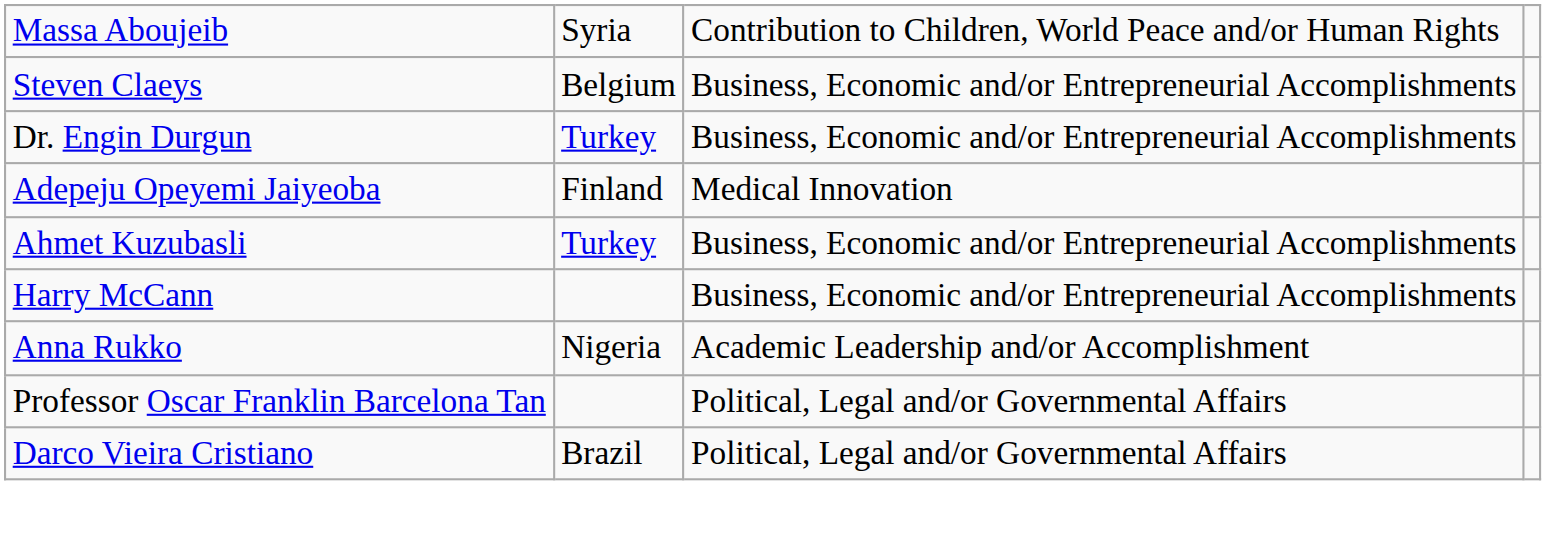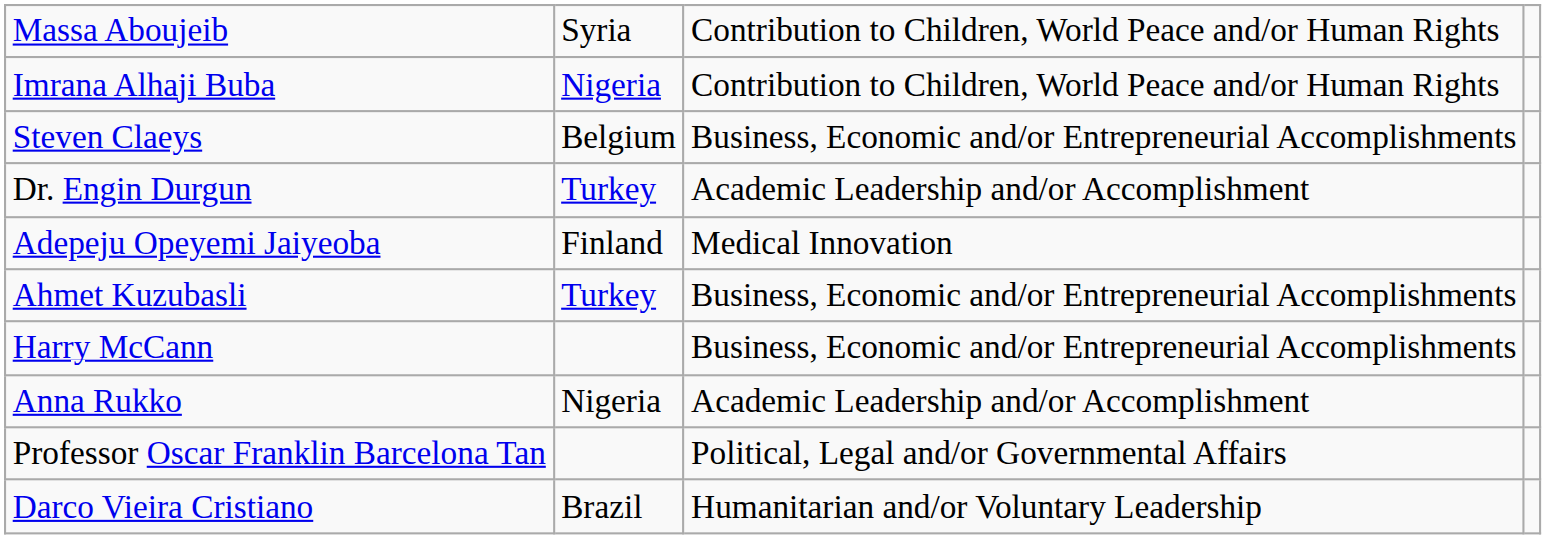+ row: (144, 83)
(1104, 136) Business, Economic and/or Entrepreneurial Accomplishments -> (1000, 189) Academic Leadership and/or Accomplishment
(989, 453) Political, Legal and/or Governmental Affairs -> (977, 505) Humanitarian and/or Voluntary Leadership
